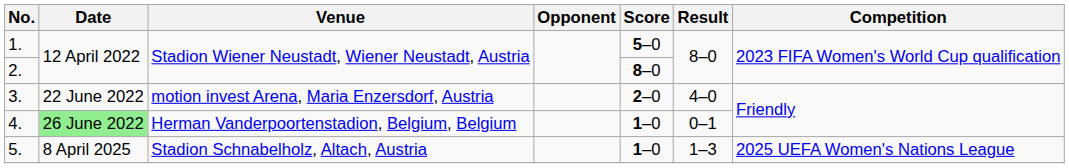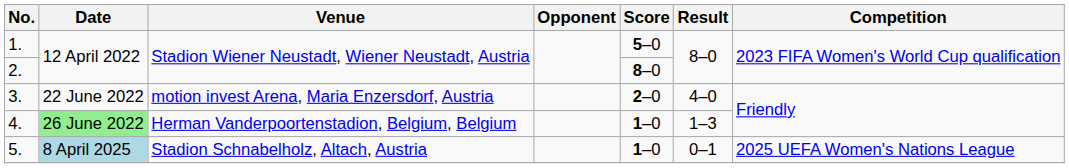(703, 123) 0–1 -> (703, 123) 1–3
(87, 149) no background -> (87, 149) lightblue background
(703, 149) 1–3 -> (703, 149) 0–1
